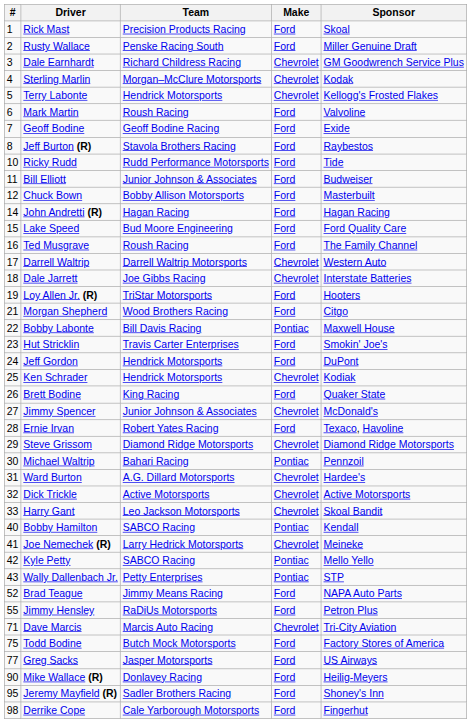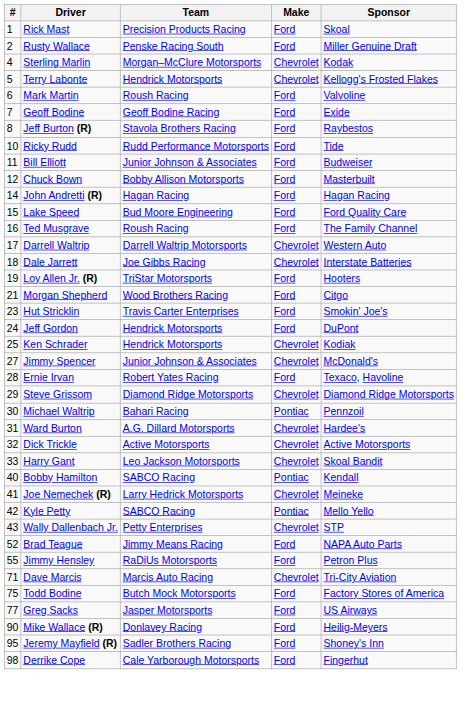- row: (59, 63)
- row: (59, 328)
- row: (52, 395)
(291, 577) Pontiac -> (296, 528) Chevrolet
